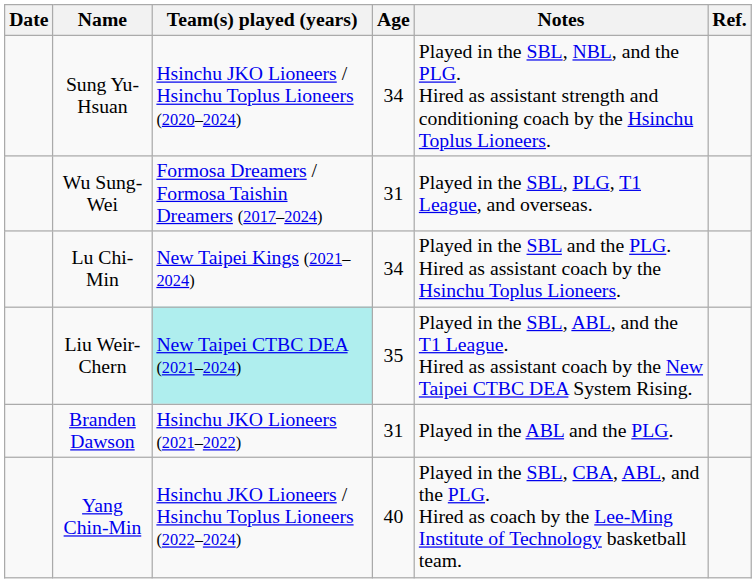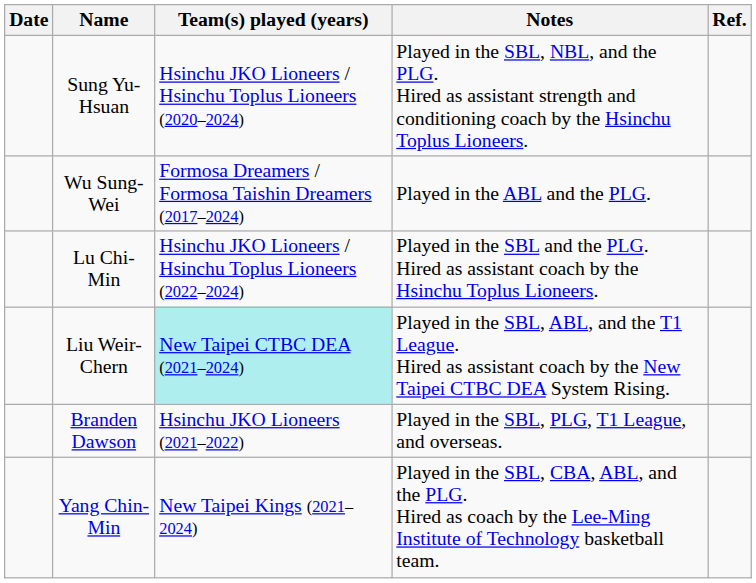- column: (393, 20)
(530, 193) Played in the SBL, PLG, T1 League, and overseas. -> (524, 193) Played in the ABL and the PLG.
(253, 268) New Taipei Kings (2021–2024) -> (258, 268) Hsinchu JKO Lioneers / Hsinchu Toplus Lioneers (2022–2024)
(546, 430) Played in the ABL and the PLG. -> (541, 430) Played in the SBL, PLG, T1 League, and overseas.
(255, 517) Hsinchu JKO Lioneers / Hsinchu Toplus Lioneers (2022–2024) -> (256, 517) New Taipei Kings (2021–2024)
